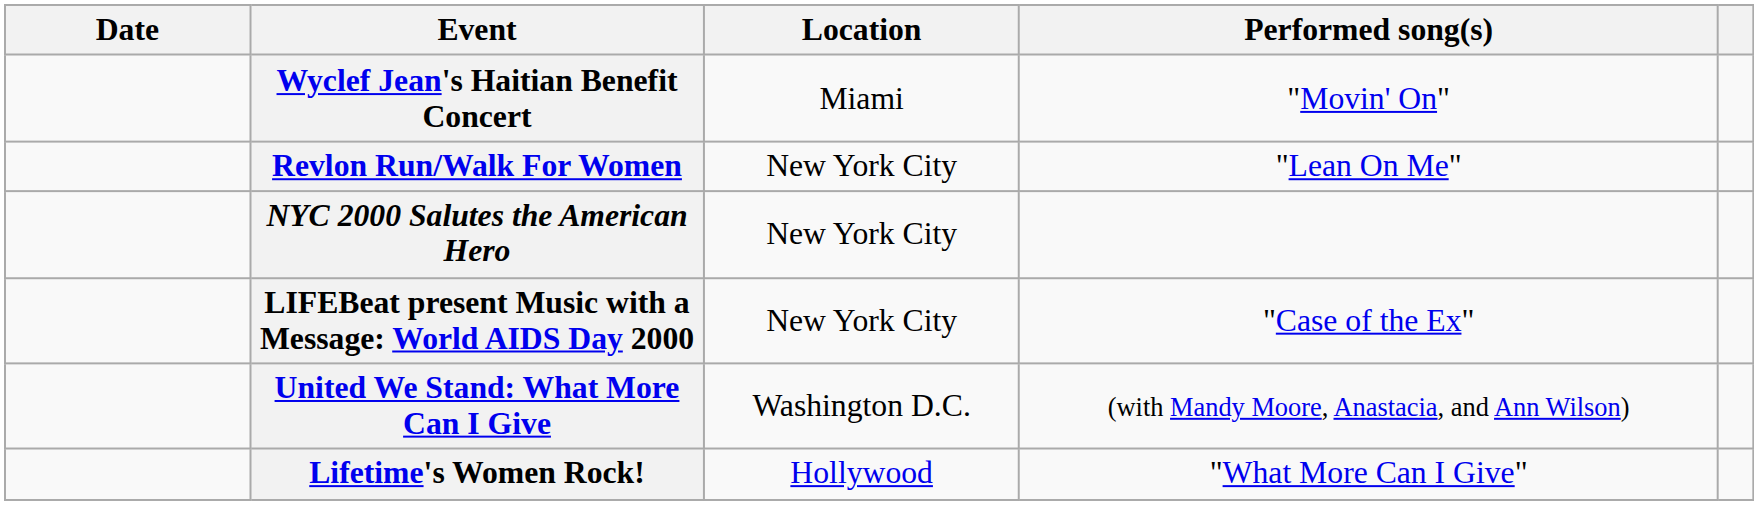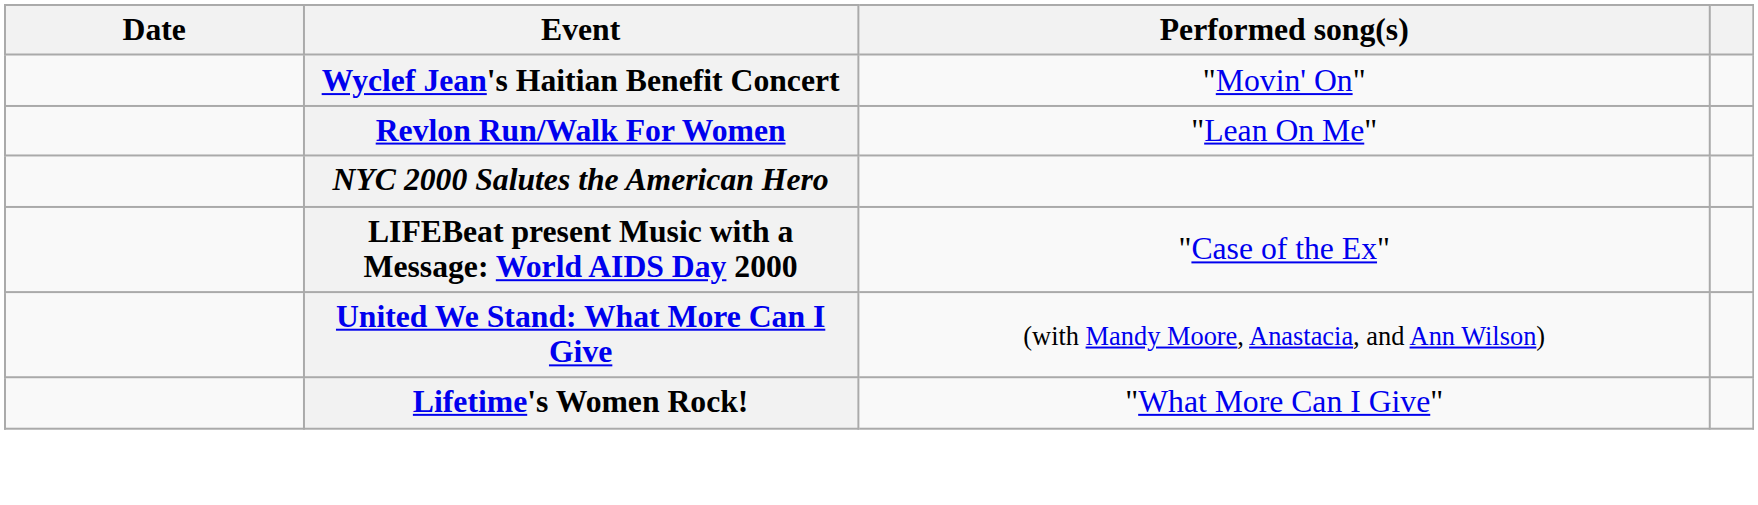- column: (862, 29)
